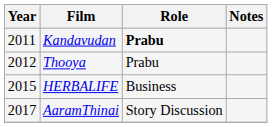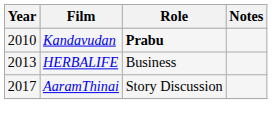(22, 40) 2011 -> (22, 40) 2010
- row: (64, 63)
(22, 87) 2015 -> (22, 63) 2013
